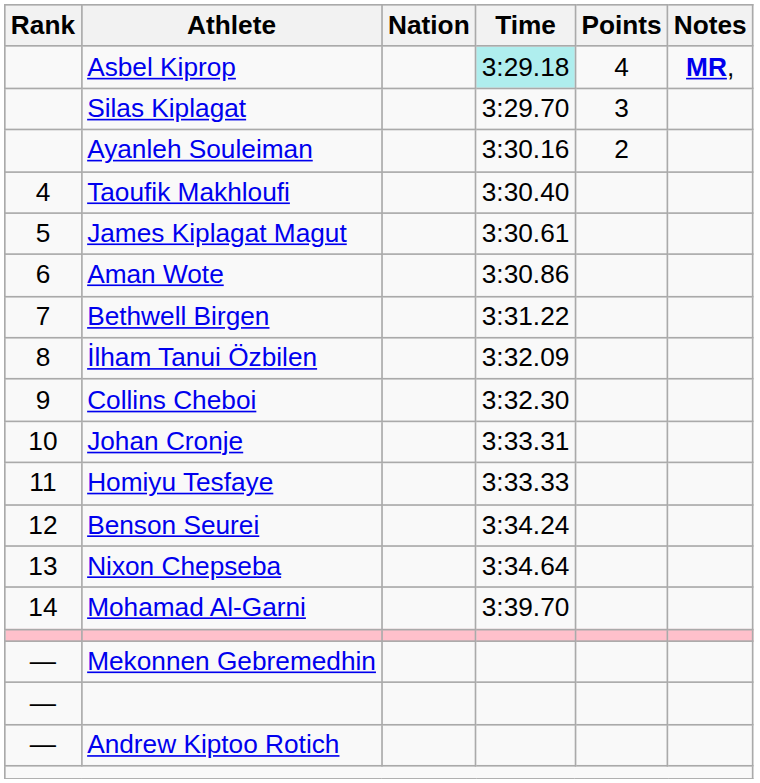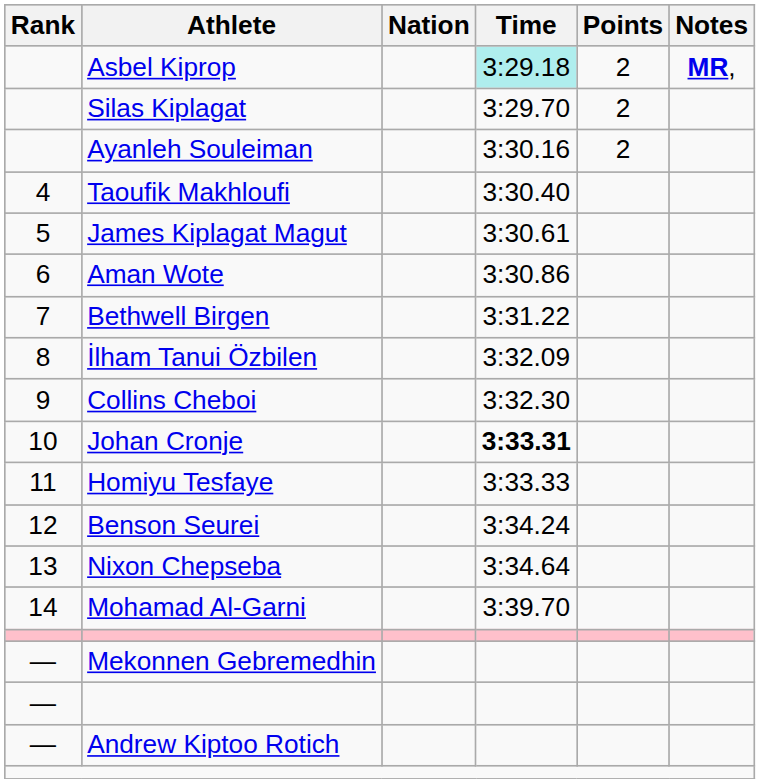(622, 66) 4 -> (623, 66) 2
(622, 108) 3 -> (623, 108) 2
(526, 441) normal -> (526, 441) bold
